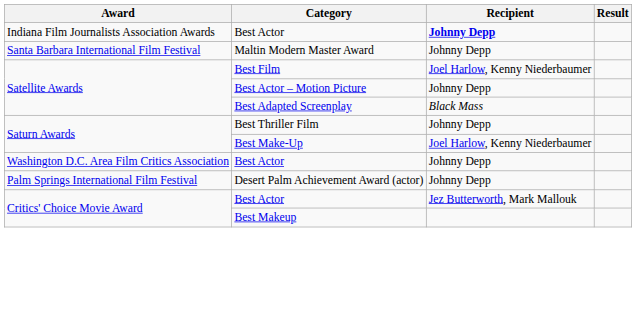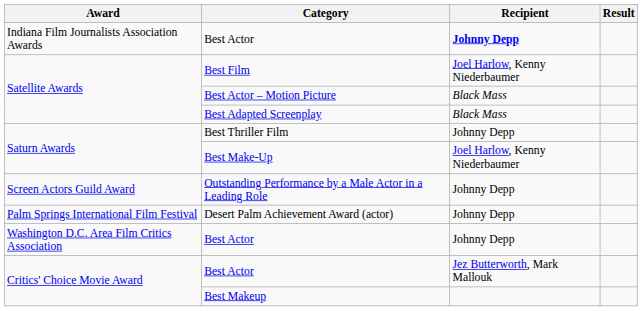- row: (104, 50)
(460, 87) Johnny Depp -> (480, 95) Black Mass
+ row: (71, 189)
rows swapped: (118, 161) <-> (102, 180)
